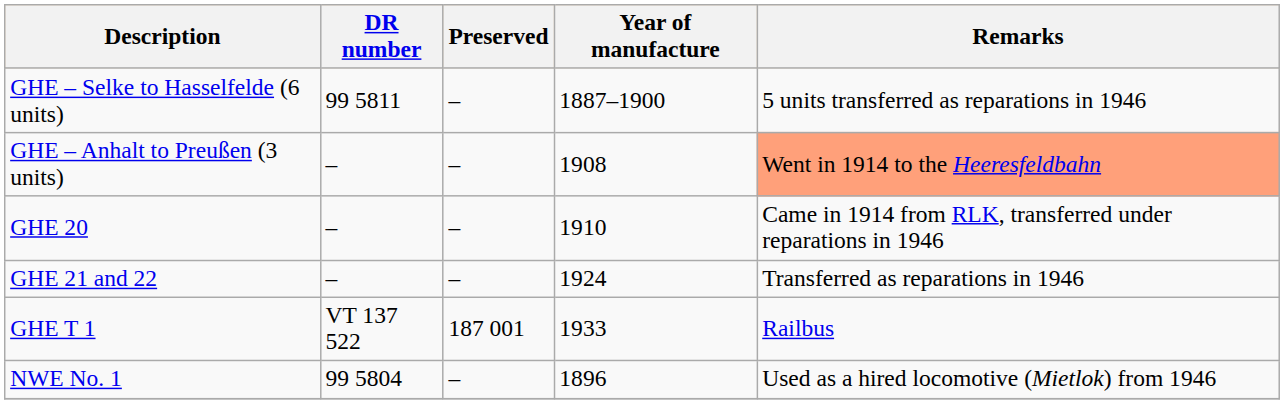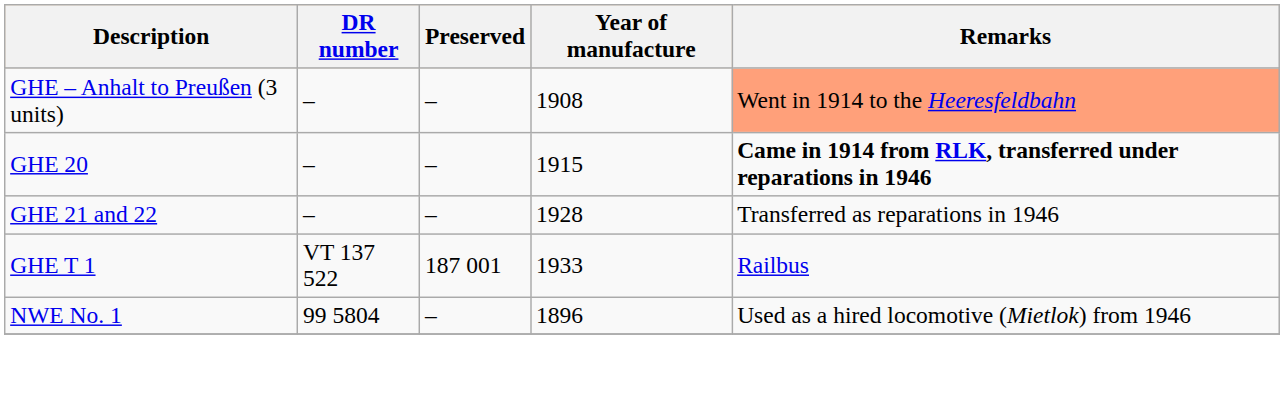- row: (155, 100)
(583, 227) 1910 -> (559, 163) 1915
(967, 227) normal -> (958, 163) bold
(583, 278) 1924 -> (559, 214) 1928
